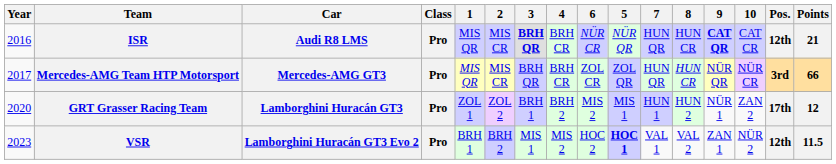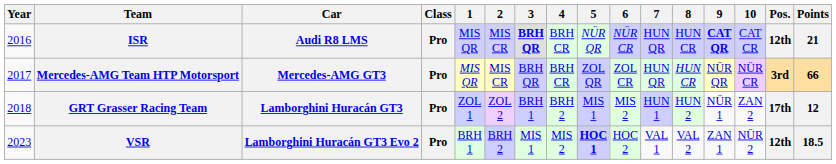columns swapped: (624, 13) <-> (592, 13)
(19, 108) 2020 -> (19, 108) 2018
(813, 142) 11.5 -> (813, 142) 18.5
